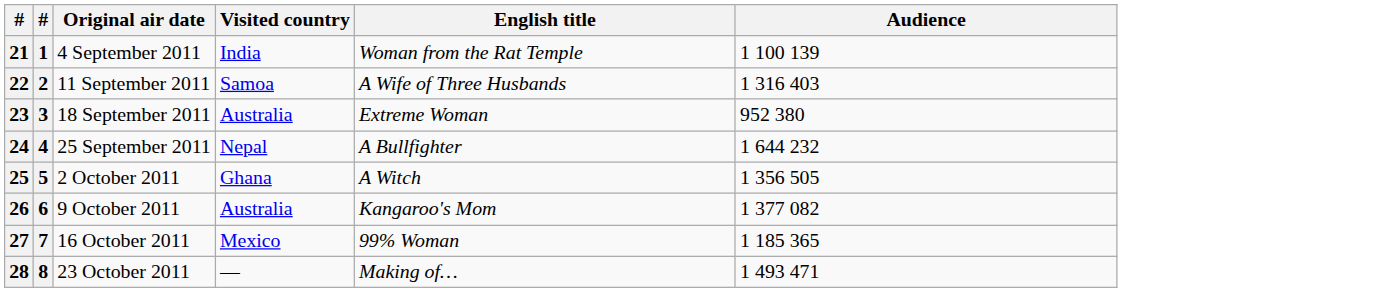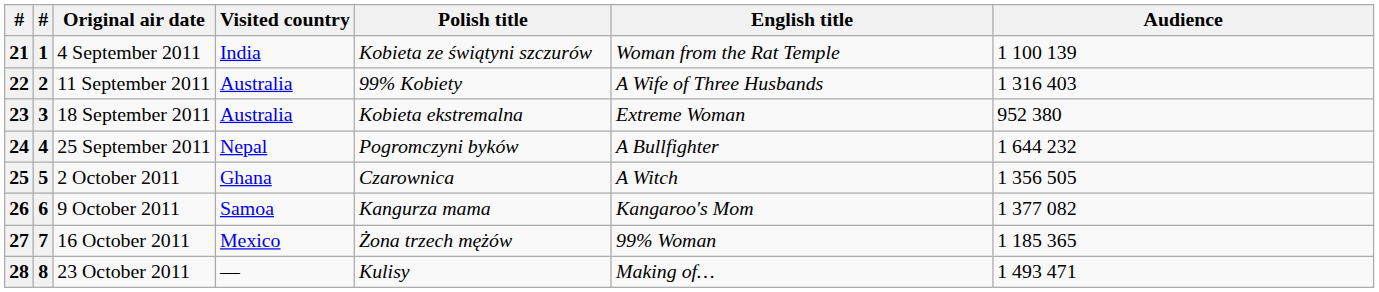+ column: (483, 20)
(247, 83) Samoa -> (256, 83) Australia
(256, 209) Australia -> (247, 209) Samoa
